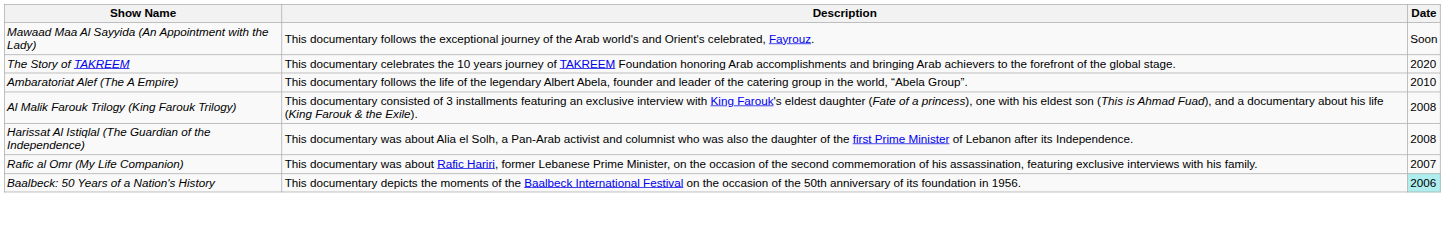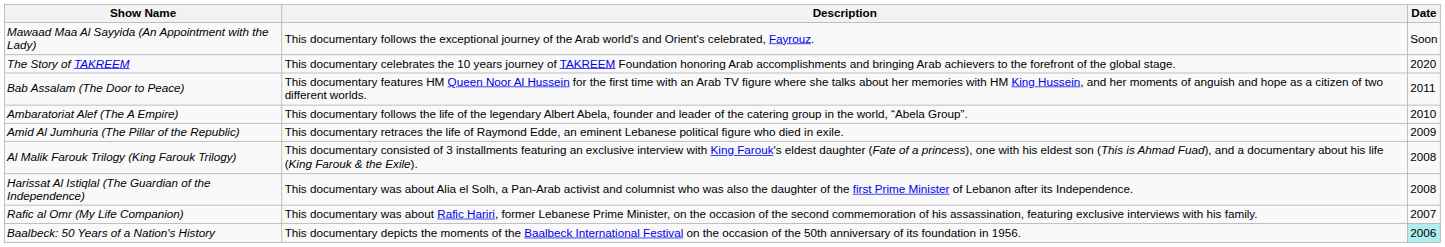+ row: (96, 89)
+ row: (123, 132)
